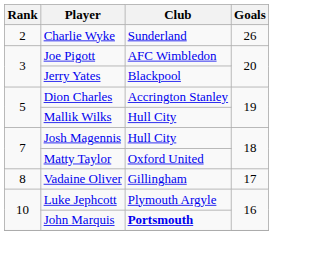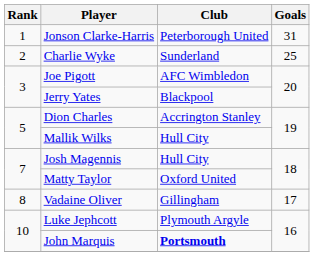+ row: (99, 35)
(250, 35) 26 -> (290, 55) 25
